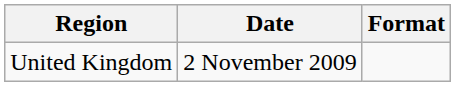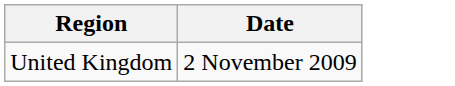- column: (406, 23)
